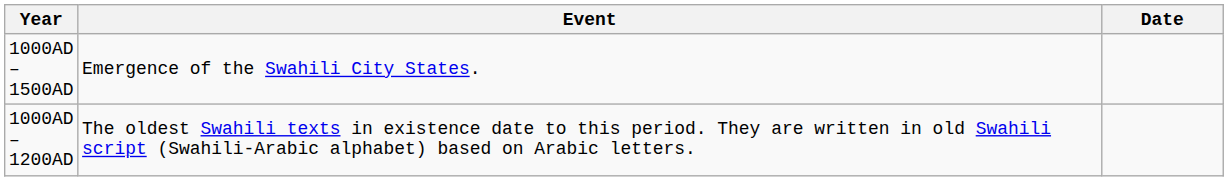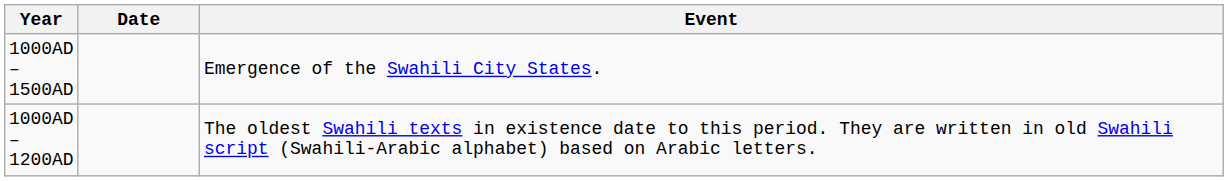columns swapped: (1162, 19) <-> (590, 19)
